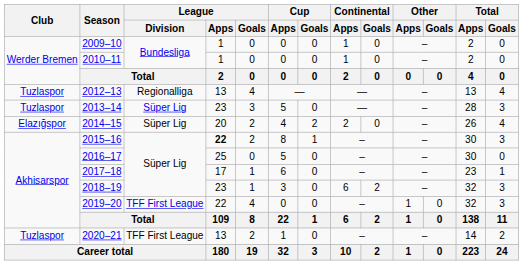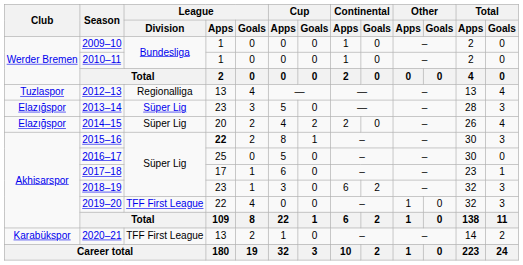(42, 108) Tuzlaspor -> (42, 108) Elazığspor
(42, 236) Tuzlaspor -> (42, 236) Karabükspor
